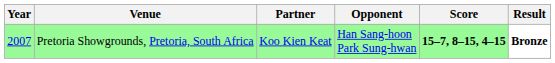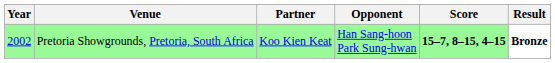(19, 41) 2007 -> (19, 41) 2002
